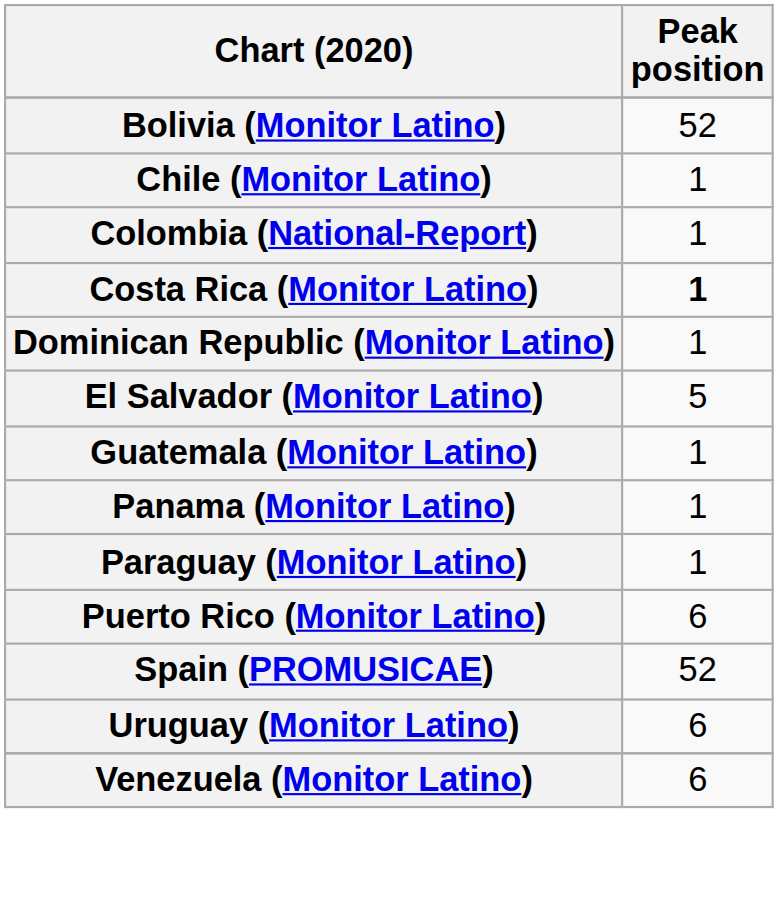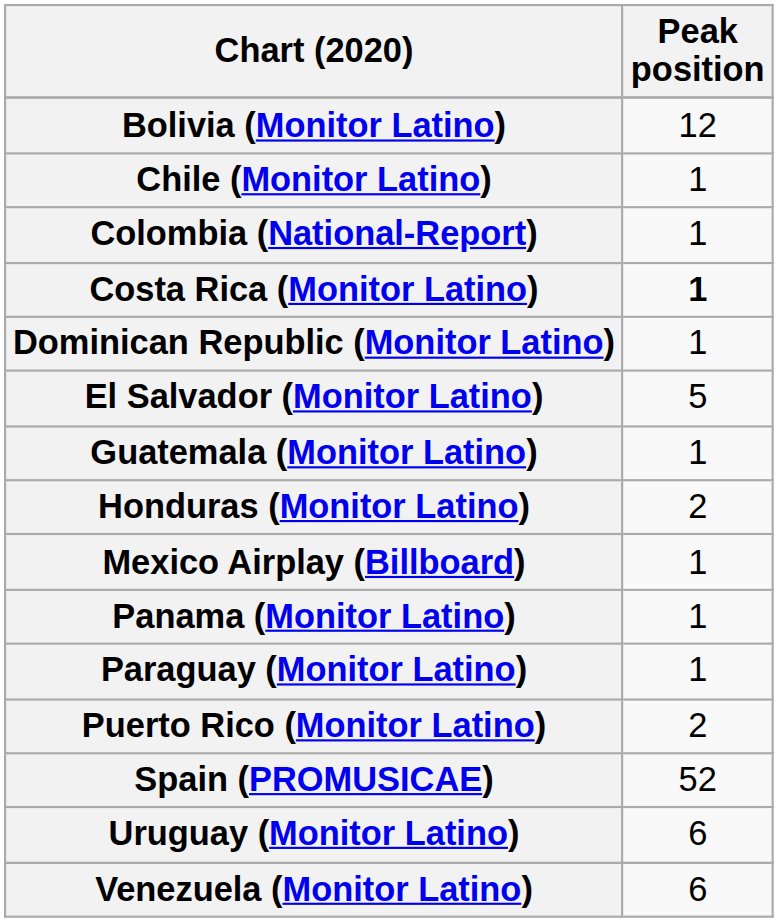(698, 125) 52 -> (698, 125) 12
+ row: (314, 506)
+ row: (314, 561)
(698, 616) 6 -> (698, 725) 2
